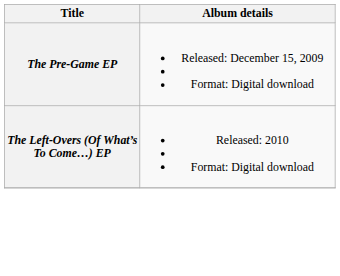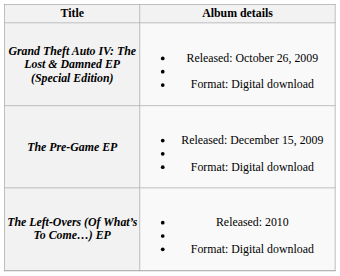+ row: (72, 64)
